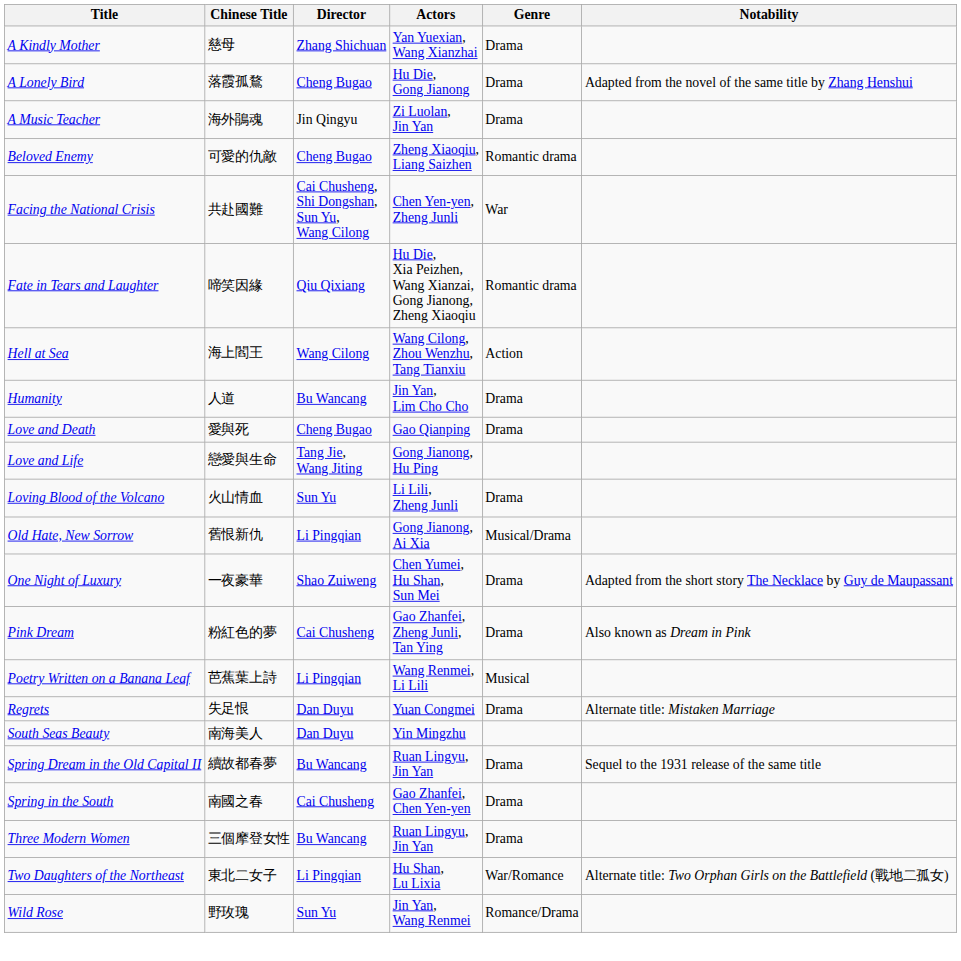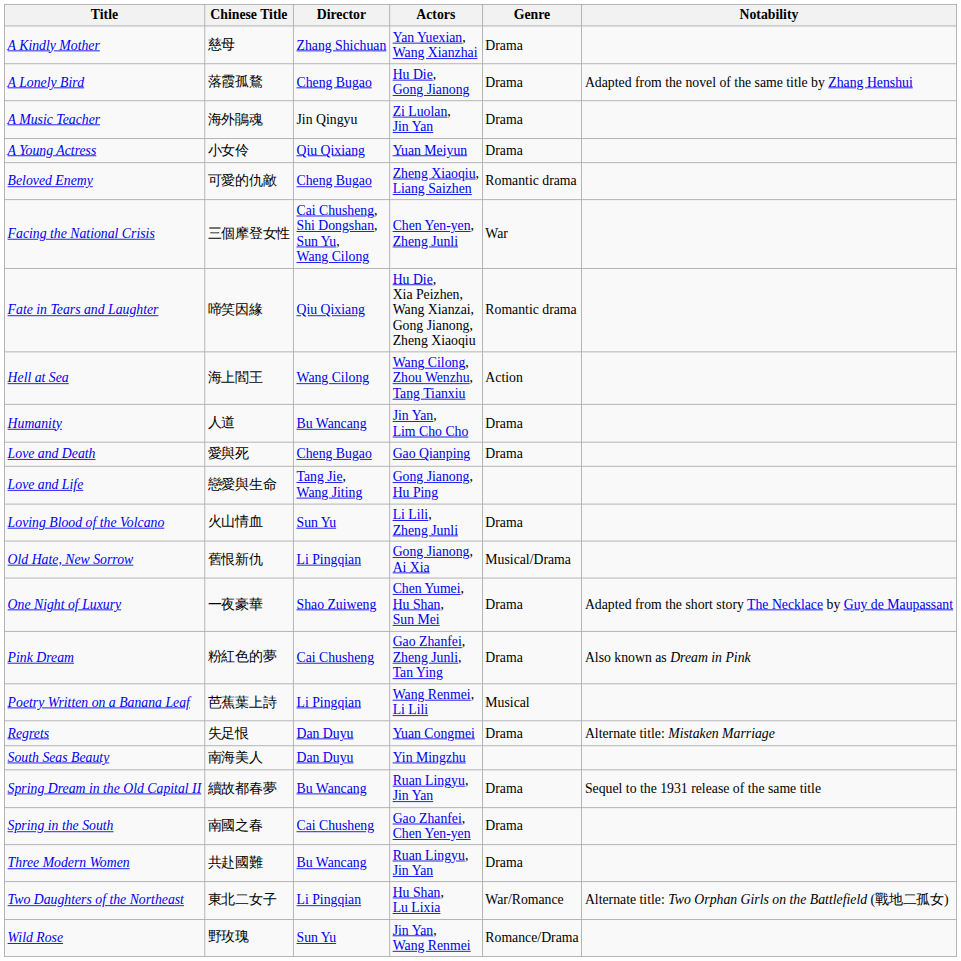+ row: (52, 150)
(235, 209) 共赴國難 -> (249, 233) 三個摩登女性
(249, 838) 三個摩登女性 -> (235, 862) 共赴國難
